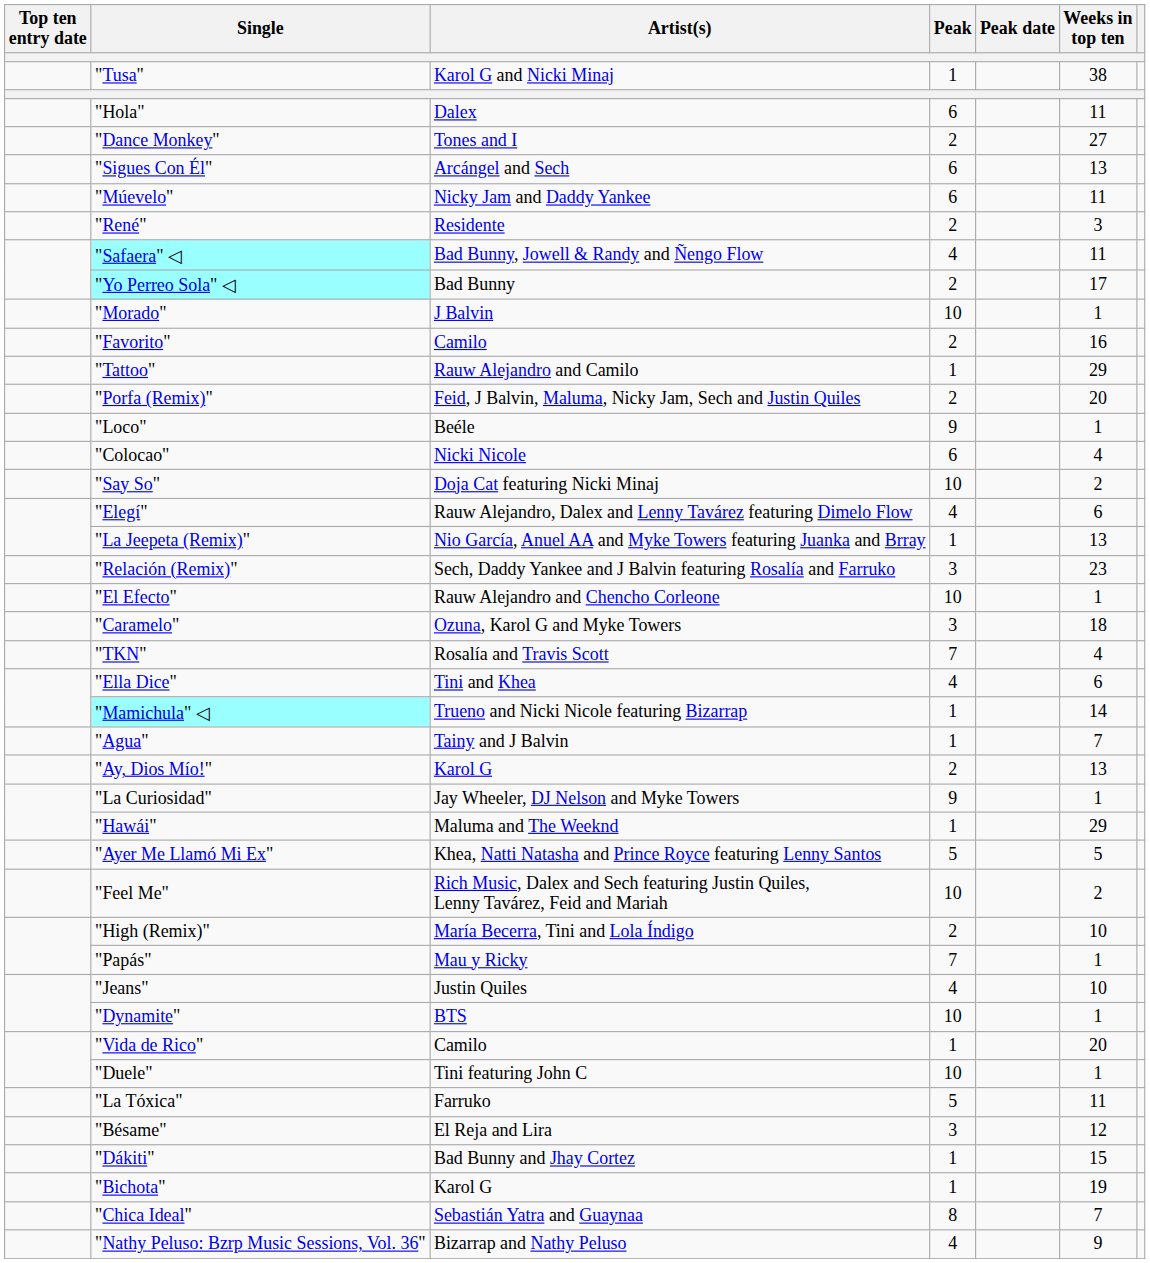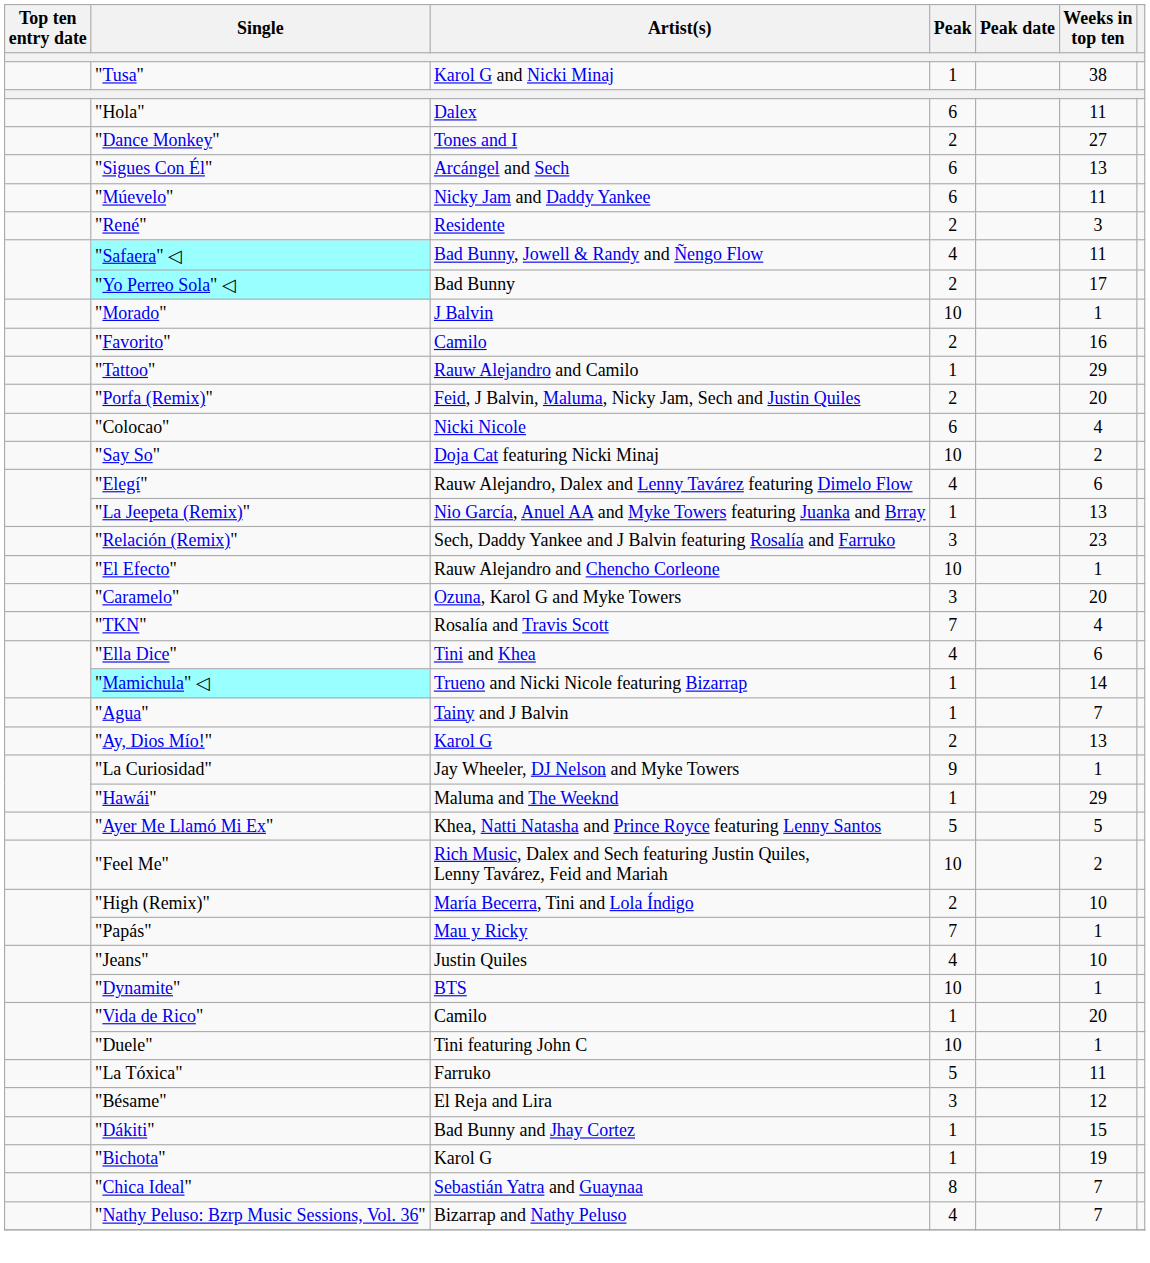- row: (121, 427)
(1098, 626) 18 -> (1098, 597) 20
(1098, 1244) 9 -> (1098, 1215) 7
